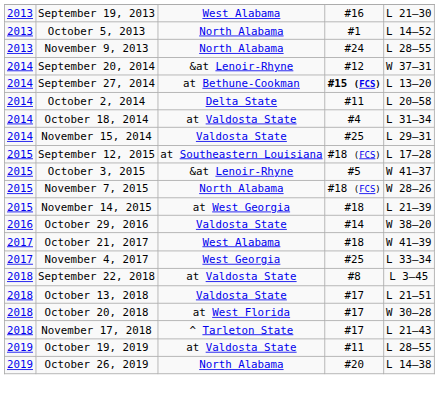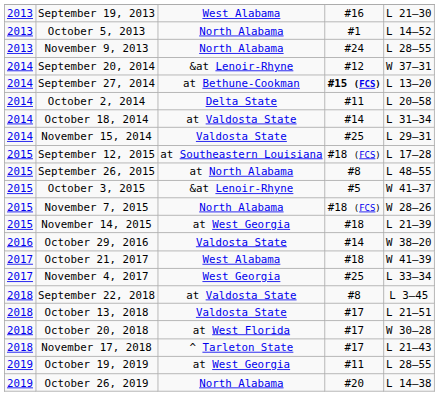(354, 119) #4 -> (354, 119) #14
+ row: (97, 171)
(241, 347) at Valdosta State -> (241, 365) at West Georgia
